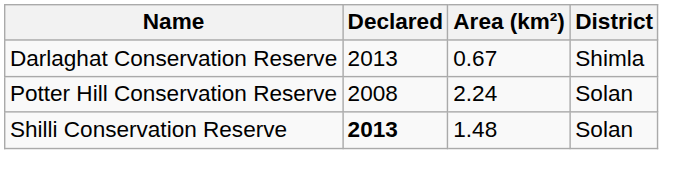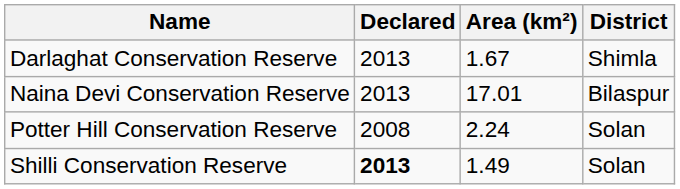(475, 58) 0.67 -> (488, 58) 1.67
+ row: (180, 93)
(475, 129) 1.48 -> (488, 165) 1.49
